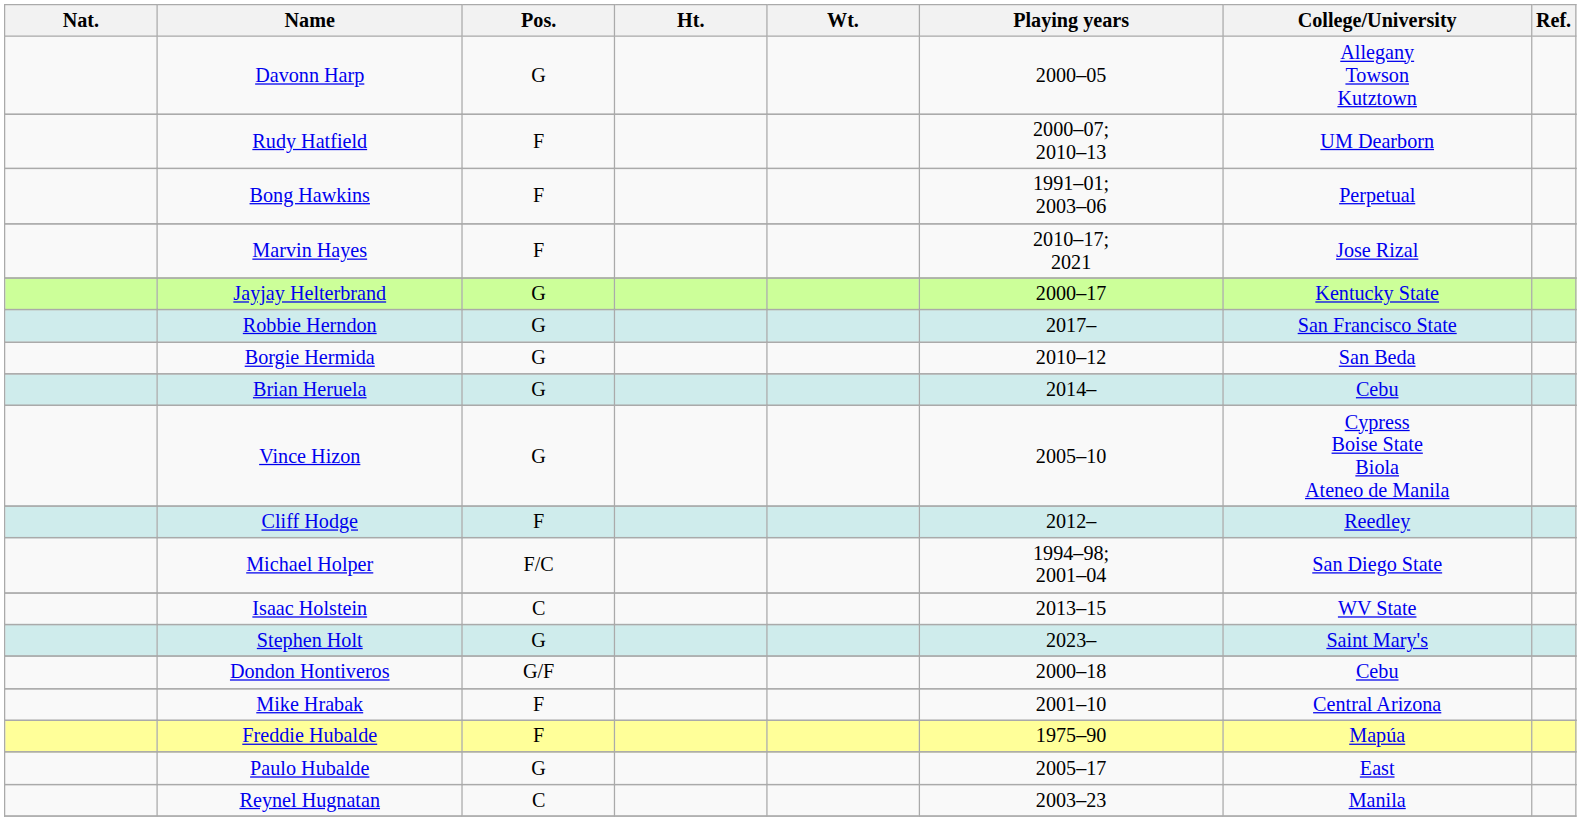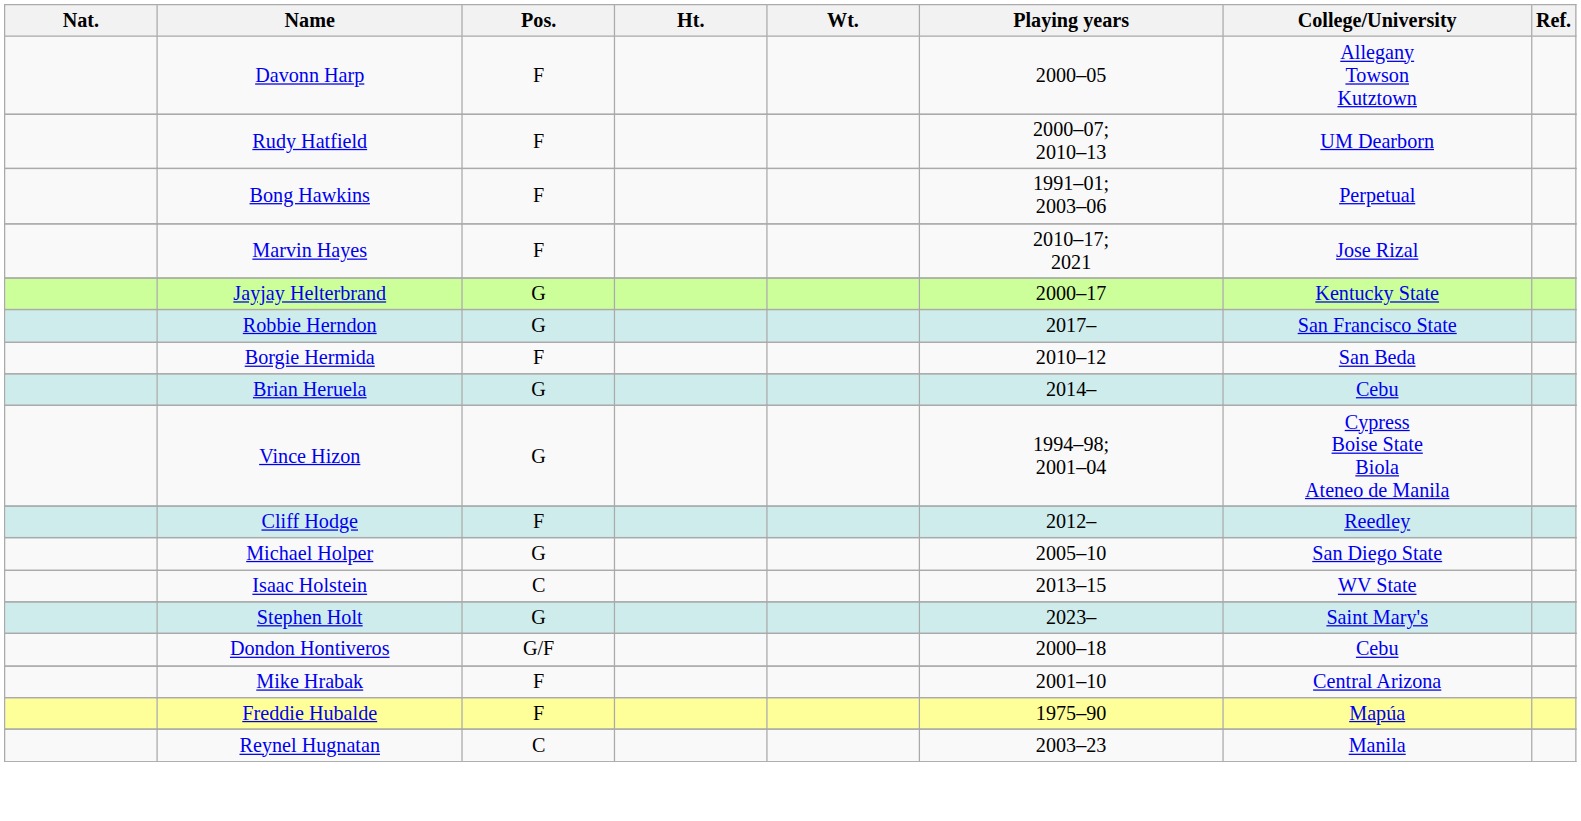(539, 75) G -> (539, 75) F
(539, 357) G -> (539, 357) F
(1071, 455) 2005–10 -> (1071, 455) 1994–98; 2001–04
(539, 564) F/C -> (539, 553) G
(1071, 564) 1994–98; 2001–04 -> (1071, 553) 2005–10
- row: (310, 768)
